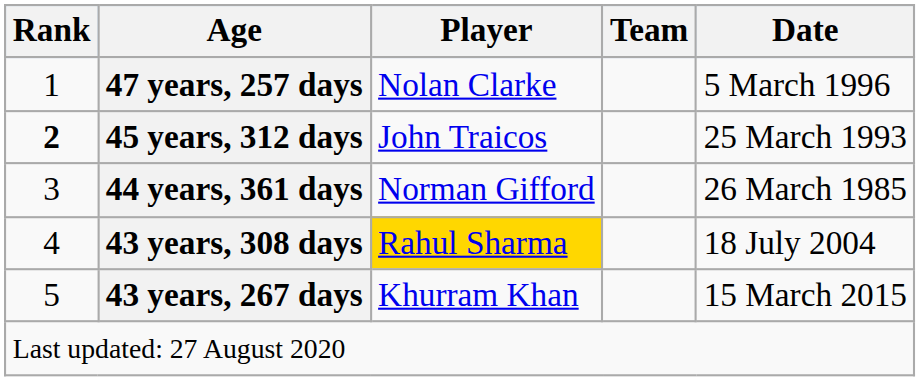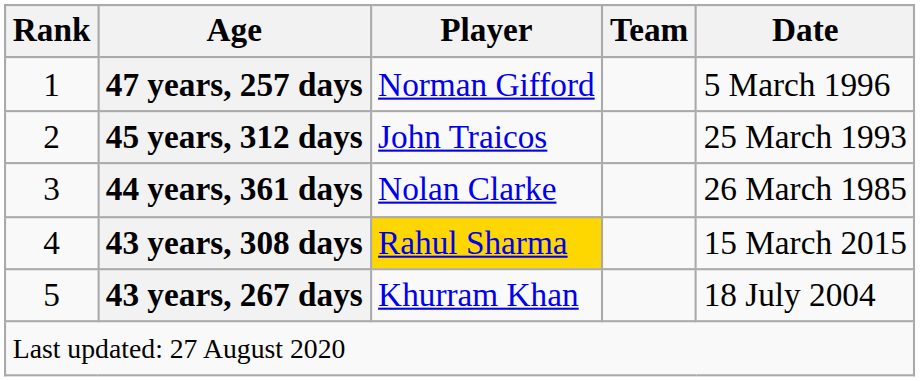(467, 83) Nolan Clarke -> (486, 83) Norman Gifford
(52, 136) bold -> (52, 136) normal
(486, 189) Norman Gifford -> (467, 189) Nolan Clarke
(790, 242) 18 July 2004 -> (805, 242) 15 March 2015
(805, 294) 15 March 2015 -> (790, 294) 18 July 2004
